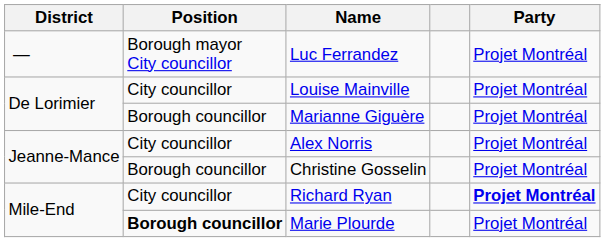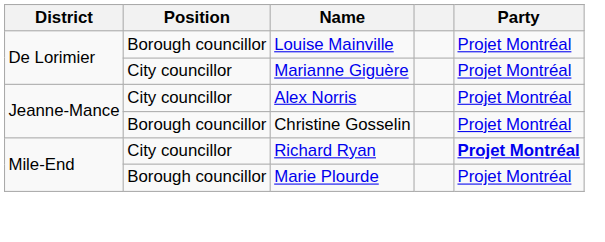- row: (344, 53)
(180, 90) City councillor -> (197, 44) Borough councillor
(197, 116) Borough councillor -> (180, 71) City councillor
(205, 223) bold -> (197, 177) normal
